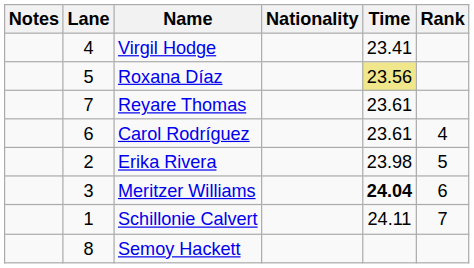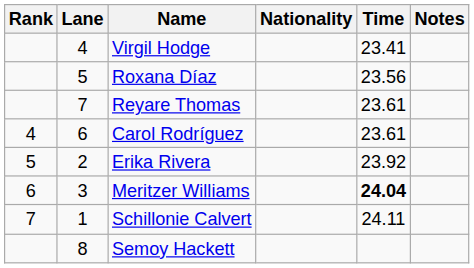columns swapped: (443, 19) <-> (34, 19)
(389, 76) khaki background -> (383, 76) no background
(389, 162) 23.98 -> (383, 162) 23.92
